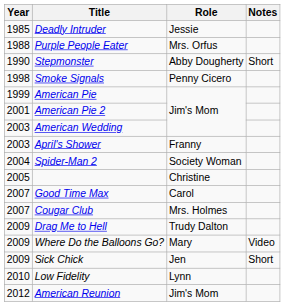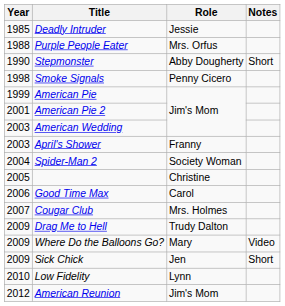(18, 194) 2007 -> (18, 194) 2006
